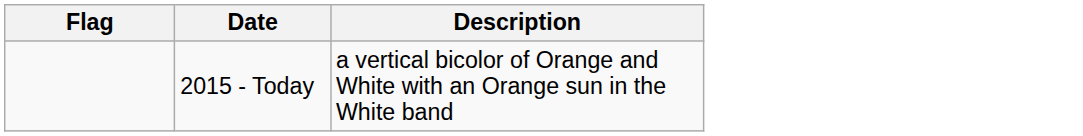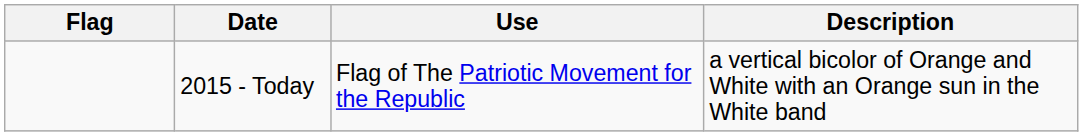+ column: (517, 22)
